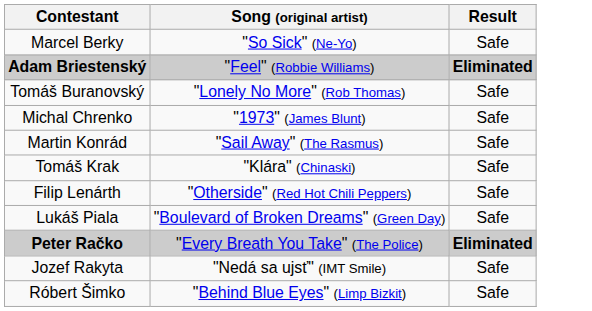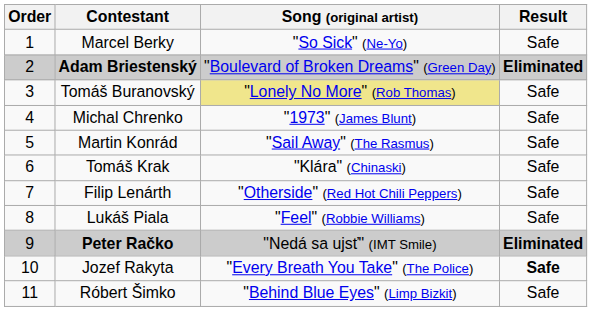+ column: (30, 17)
(300, 67) "Feel" (Robbie Williams) -> (350, 67) "Boulevard of Broken Dreams" (Green Day)
(300, 92) no background -> (350, 92) khaki background
(300, 218) "Boulevard of Broken Dreams" (Green Day) -> (350, 218) "Feel" (Robbie Williams)
(300, 243) "Every Breath You Take" (The Police) -> (350, 243) "Nedá sa ujsť" (IMT Smile)
(300, 268) "Nedá sa ujsť" (IMT Smile) -> (350, 268) "Every Breath You Take" (The Police)
(493, 268) normal -> (543, 268) bold
